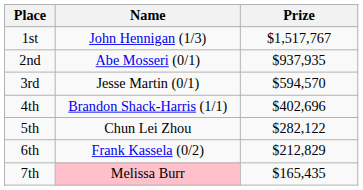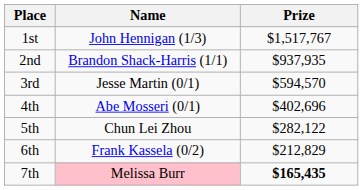(148, 60) Abe Mosseri (0/1) -> (148, 60) Brandon Shack-Harris (1/1)
(148, 106) Brandon Shack-Harris (1/1) -> (148, 106) Abe Mosseri (0/1)
(299, 173) normal -> (299, 173) bold
